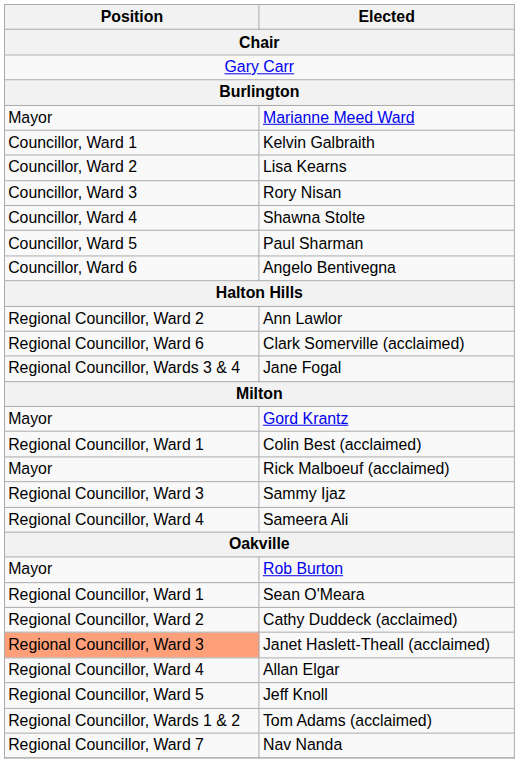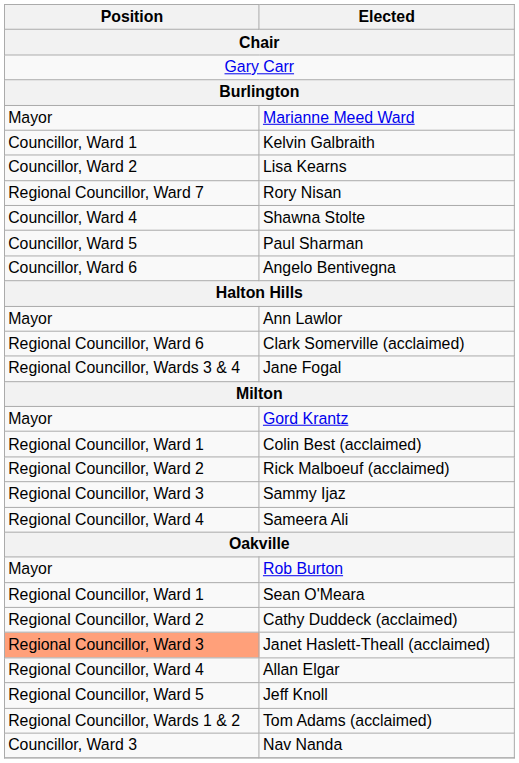(73, 192) Councillor, Ward 3 -> (106, 192) Regional Councillor, Ward 7
(106, 318) Regional Councillor, Ward 2 -> (30, 318) Mayor
(30, 469) Mayor -> (106, 469) Regional Councillor, Ward 2
(106, 745) Regional Councillor, Ward 7 -> (73, 745) Councillor, Ward 3
